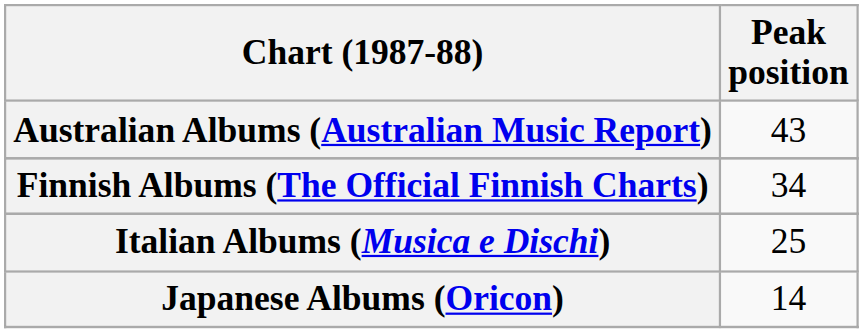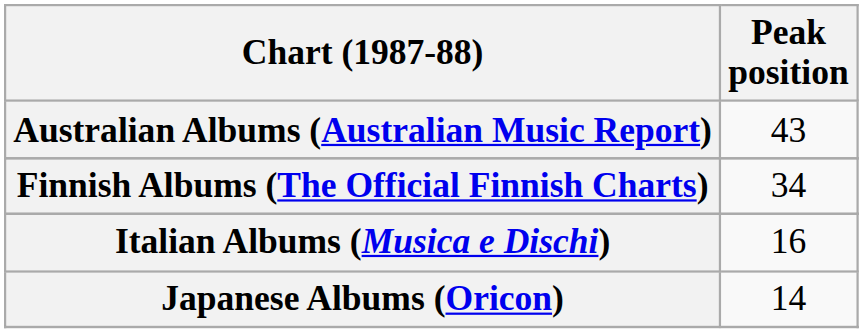(788, 241) 25 -> (788, 241) 16
